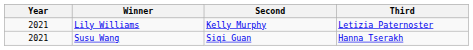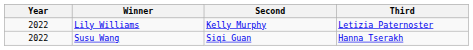(38, 25) 2021 -> (38, 25) 2022
(38, 38) 2021 -> (38, 38) 2022
